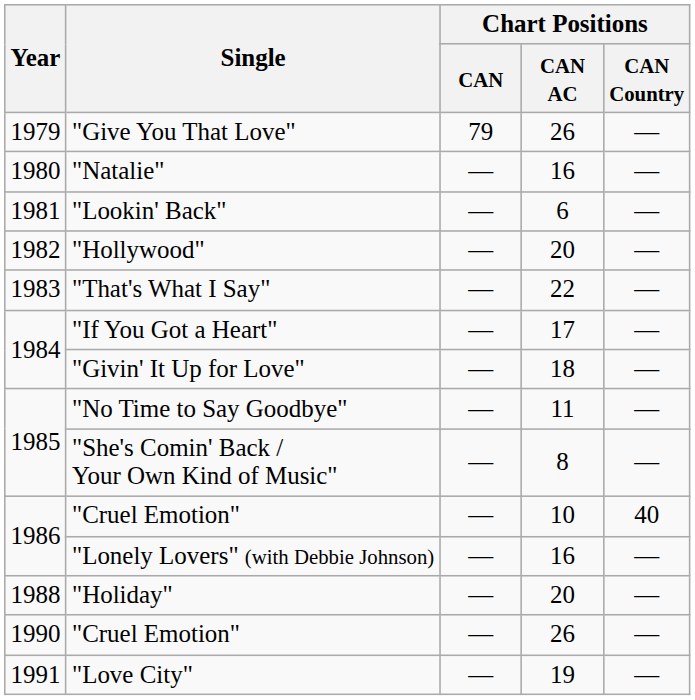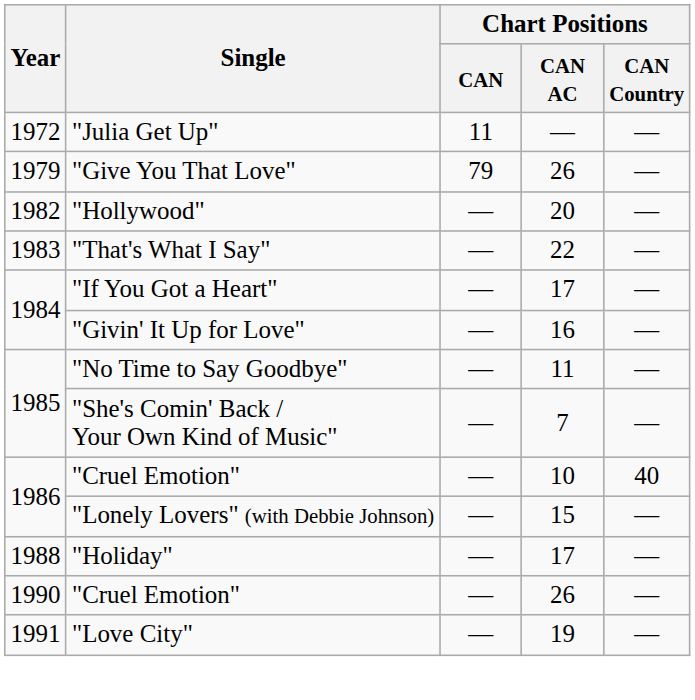+ row: (35, 131)
- row: (35, 171)
- row: (35, 210)
(563, 369) 18 -> (563, 329) 16
(563, 462) 8 -> (563, 422) 7
(563, 555) 16 -> (563, 515) 15
(563, 595) 20 -> (563, 555) 17
